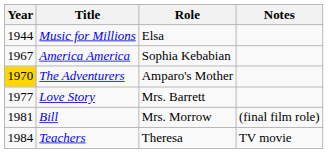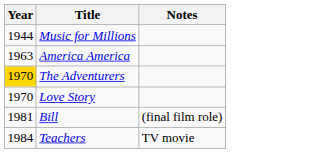- column: (187, 14)
(20, 55) 1967 -> (20, 55) 1963
(20, 96) 1977 -> (20, 96) 1970
